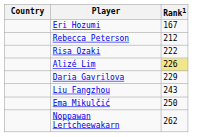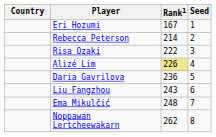+ column: (200, 12)
(170, 39) 212 -> (170, 39) 214
(170, 77) 229 -> (170, 77) 236
(170, 103) 250 -> (170, 103) 248
